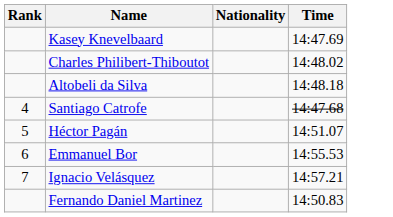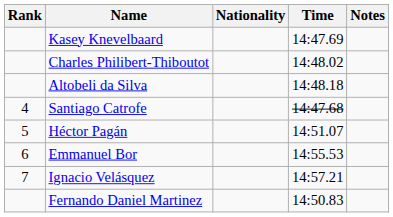+ column: (368, 16)
